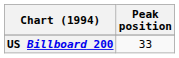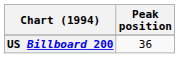(145, 44) 33 -> (145, 44) 36
